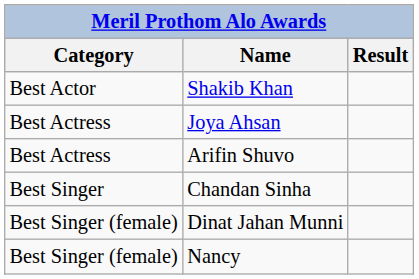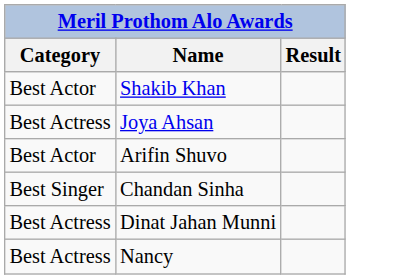(60, 155) Best Actress -> (53, 155) Best Actor
(94, 222) Best Singer (female) -> (60, 222) Best Actress
(94, 256) Best Singer (female) -> (60, 256) Best Actress
